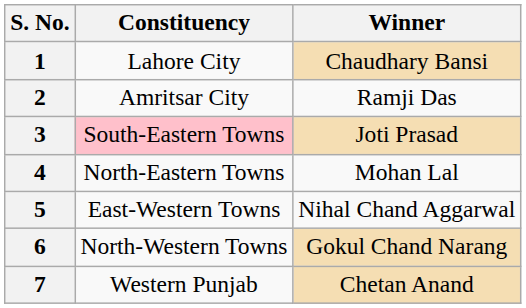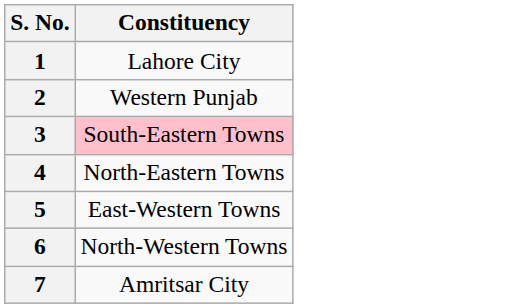- column: (407, 23)
(184, 97) Amritsar City -> (184, 97) Western Punjab
(184, 284) Western Punjab -> (184, 284) Amritsar City
